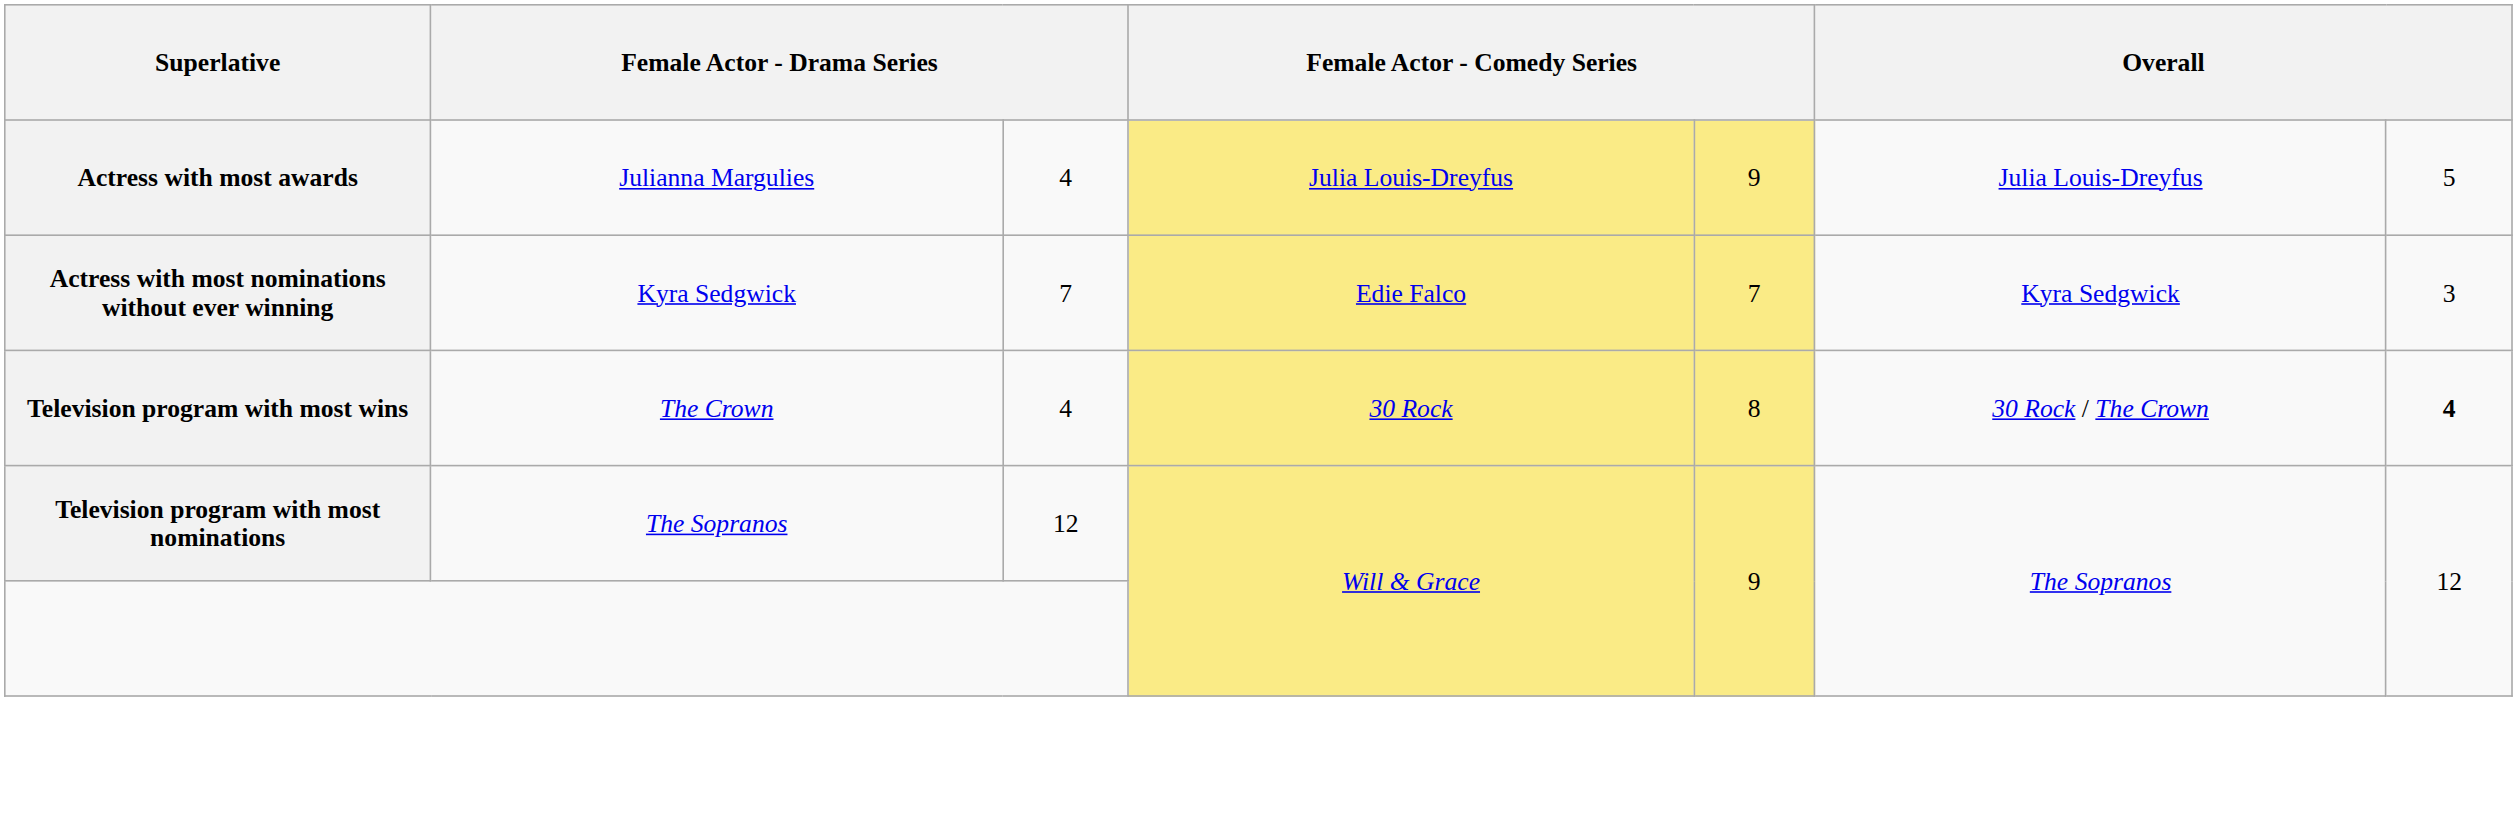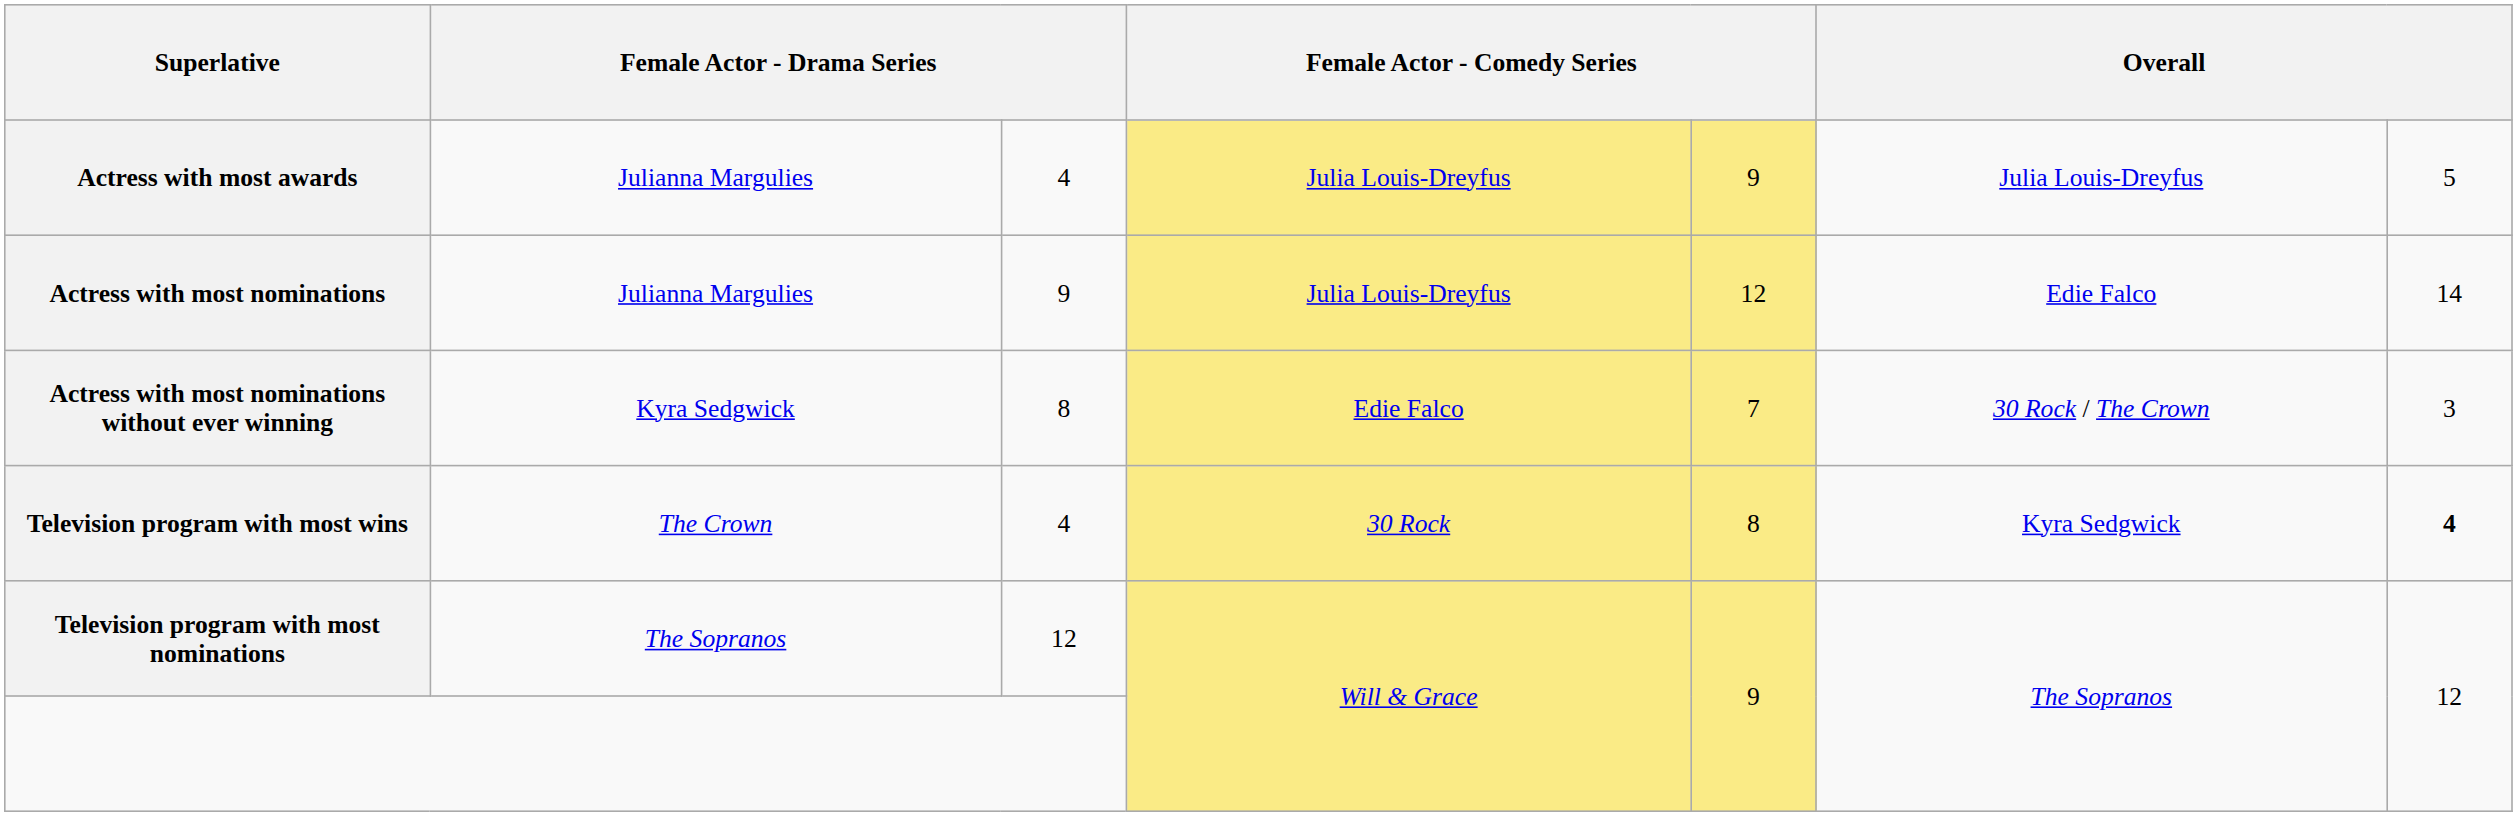+ row: (217, 292)
(1066, 292) 7 -> (1064, 407) 8
(2101, 292) Kyra Sedgwick -> (2101, 407) 30 Rock / The Crown
(2101, 407) 30 Rock / The Crown -> (2101, 522) Kyra Sedgwick
